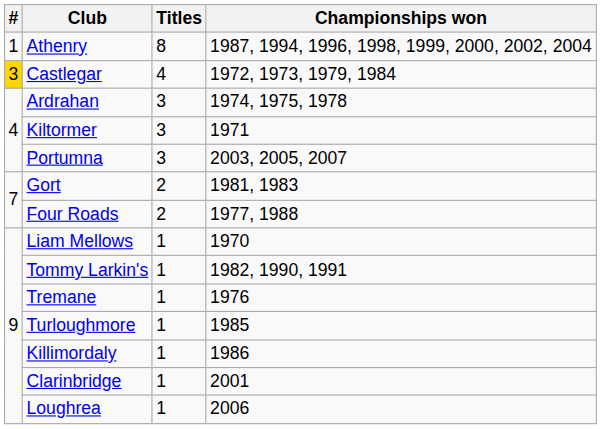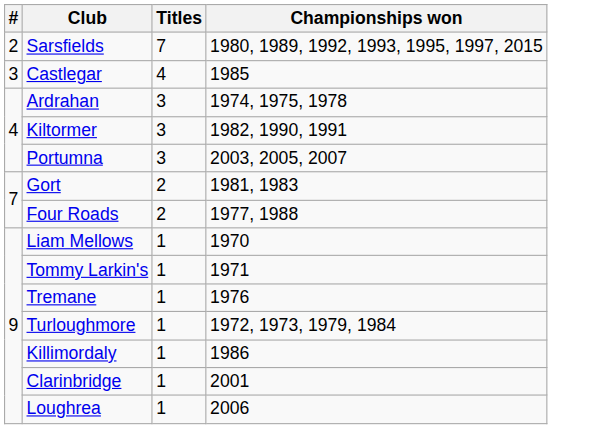- row: (57, 46)
+ row: (65, 46)
(14, 74) gold background -> (14, 74) no background
(303, 74) 1972, 1973, 1979, 1984 -> (230, 74) 1985
(230, 130) 1971 -> (279, 130) 1982, 1990, 1991
(279, 269) 1982, 1990, 1991 -> (230, 269) 1971
(230, 325) 1985 -> (303, 325) 1972, 1973, 1979, 1984
